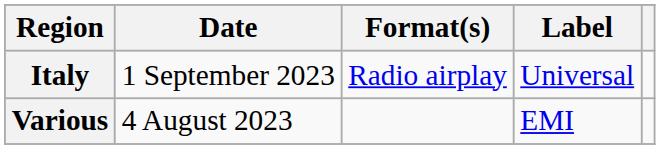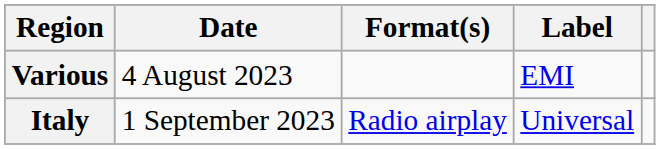rows swapped: (60, 120) <-> (60, 74)
